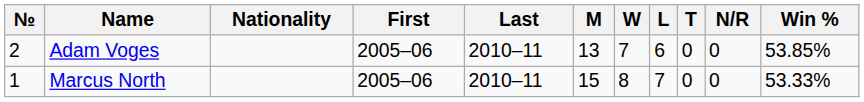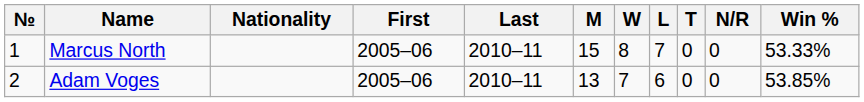rows swapped: (107, 81) <-> (104, 50)
